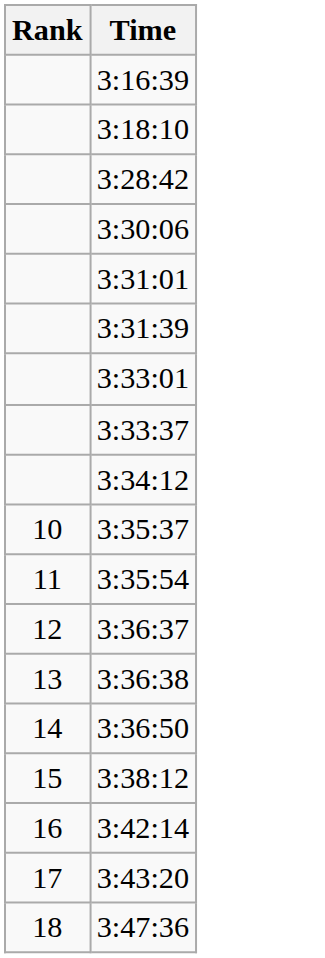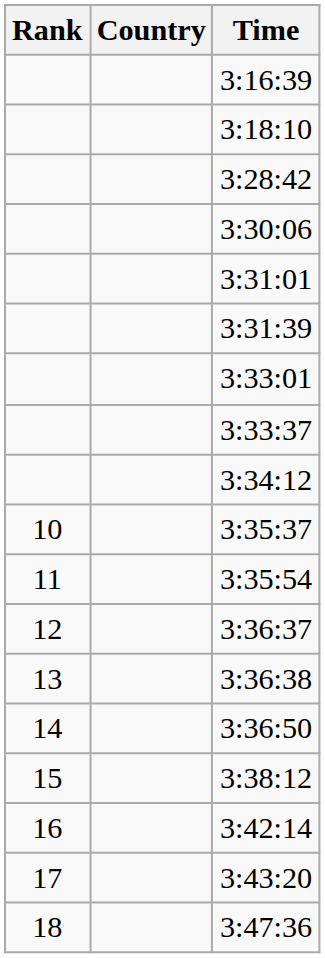+ column: (151, 29)
